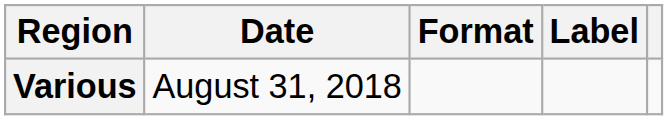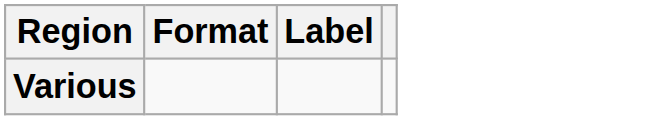- column: (277, 31)
